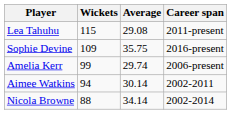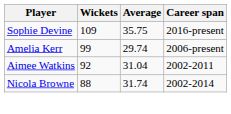- row: (33, 30)
(85, 83) 94 -> (85, 65) 92
(135, 83) 30.14 -> (135, 65) 31.04
(135, 100) 34.14 -> (135, 83) 31.74
